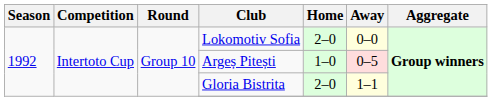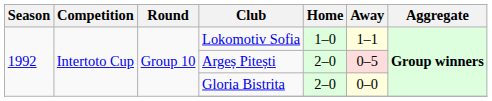(325, 38) 2–0 -> (325, 38) 1–0
(367, 38) 0–0 -> (367, 38) 1–1
(325, 61) 1–0 -> (325, 61) 2–0
(367, 84) 1–1 -> (367, 84) 0–0
